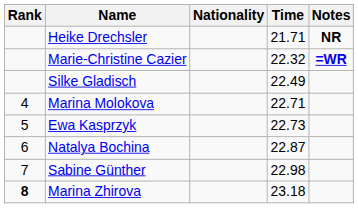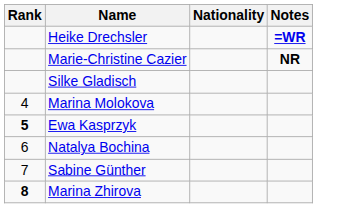- column: (288, 15)
(331, 37) NR -> (290, 37) =WR
(331, 59) =WR -> (290, 59) NR
(25, 125) normal -> (25, 125) bold
